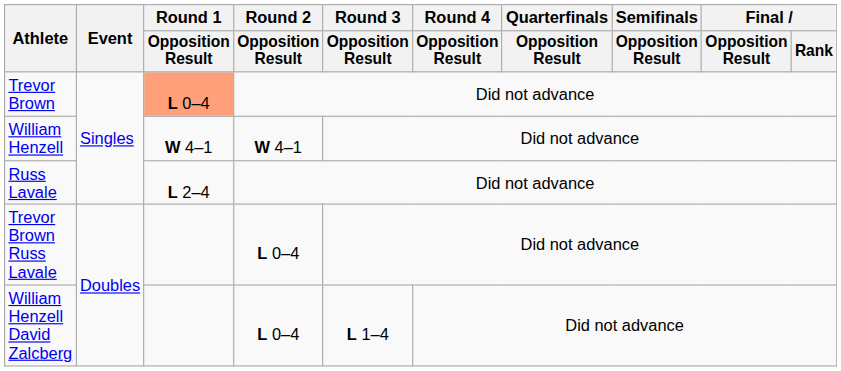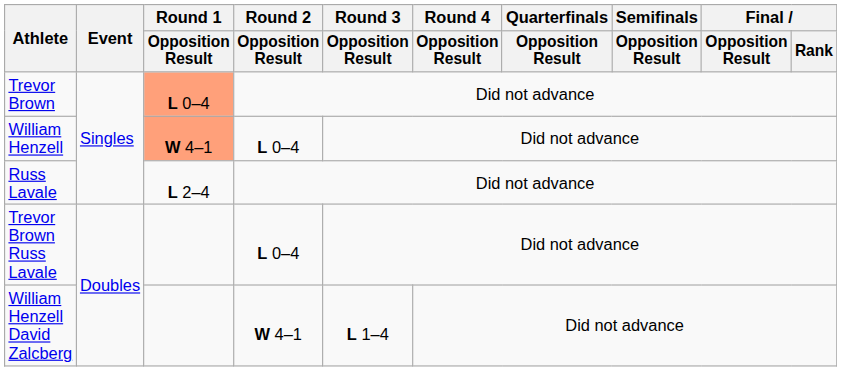(189, 148) no background -> (189, 148) lightsalmon background
(278, 148) W 4–1 -> (278, 148) L 0–4
(278, 335) L 0–4 -> (278, 335) W 4–1
